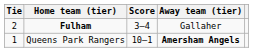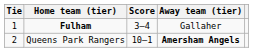(14, 26) 2 -> (14, 26) 1
(14, 40) 1 -> (14, 40) 2
